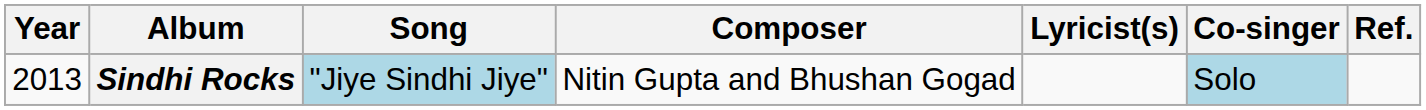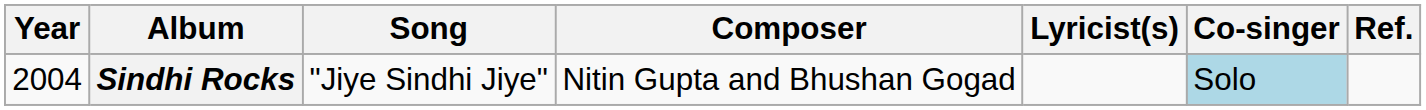(47, 79) 2013 -> (47, 79) 2004
(429, 79) lightblue background -> (429, 79) no background
